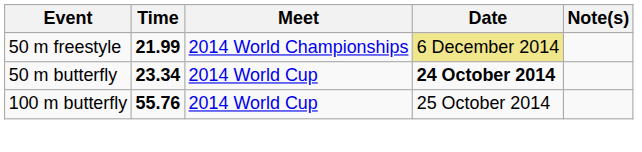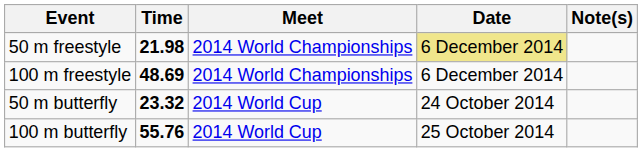(158, 47) 21.99 -> (162, 47) 21.98
+ row: (70, 75)
(158, 75) 23.34 -> (162, 103) 23.32
(486, 75) bold -> (487, 103) normal
